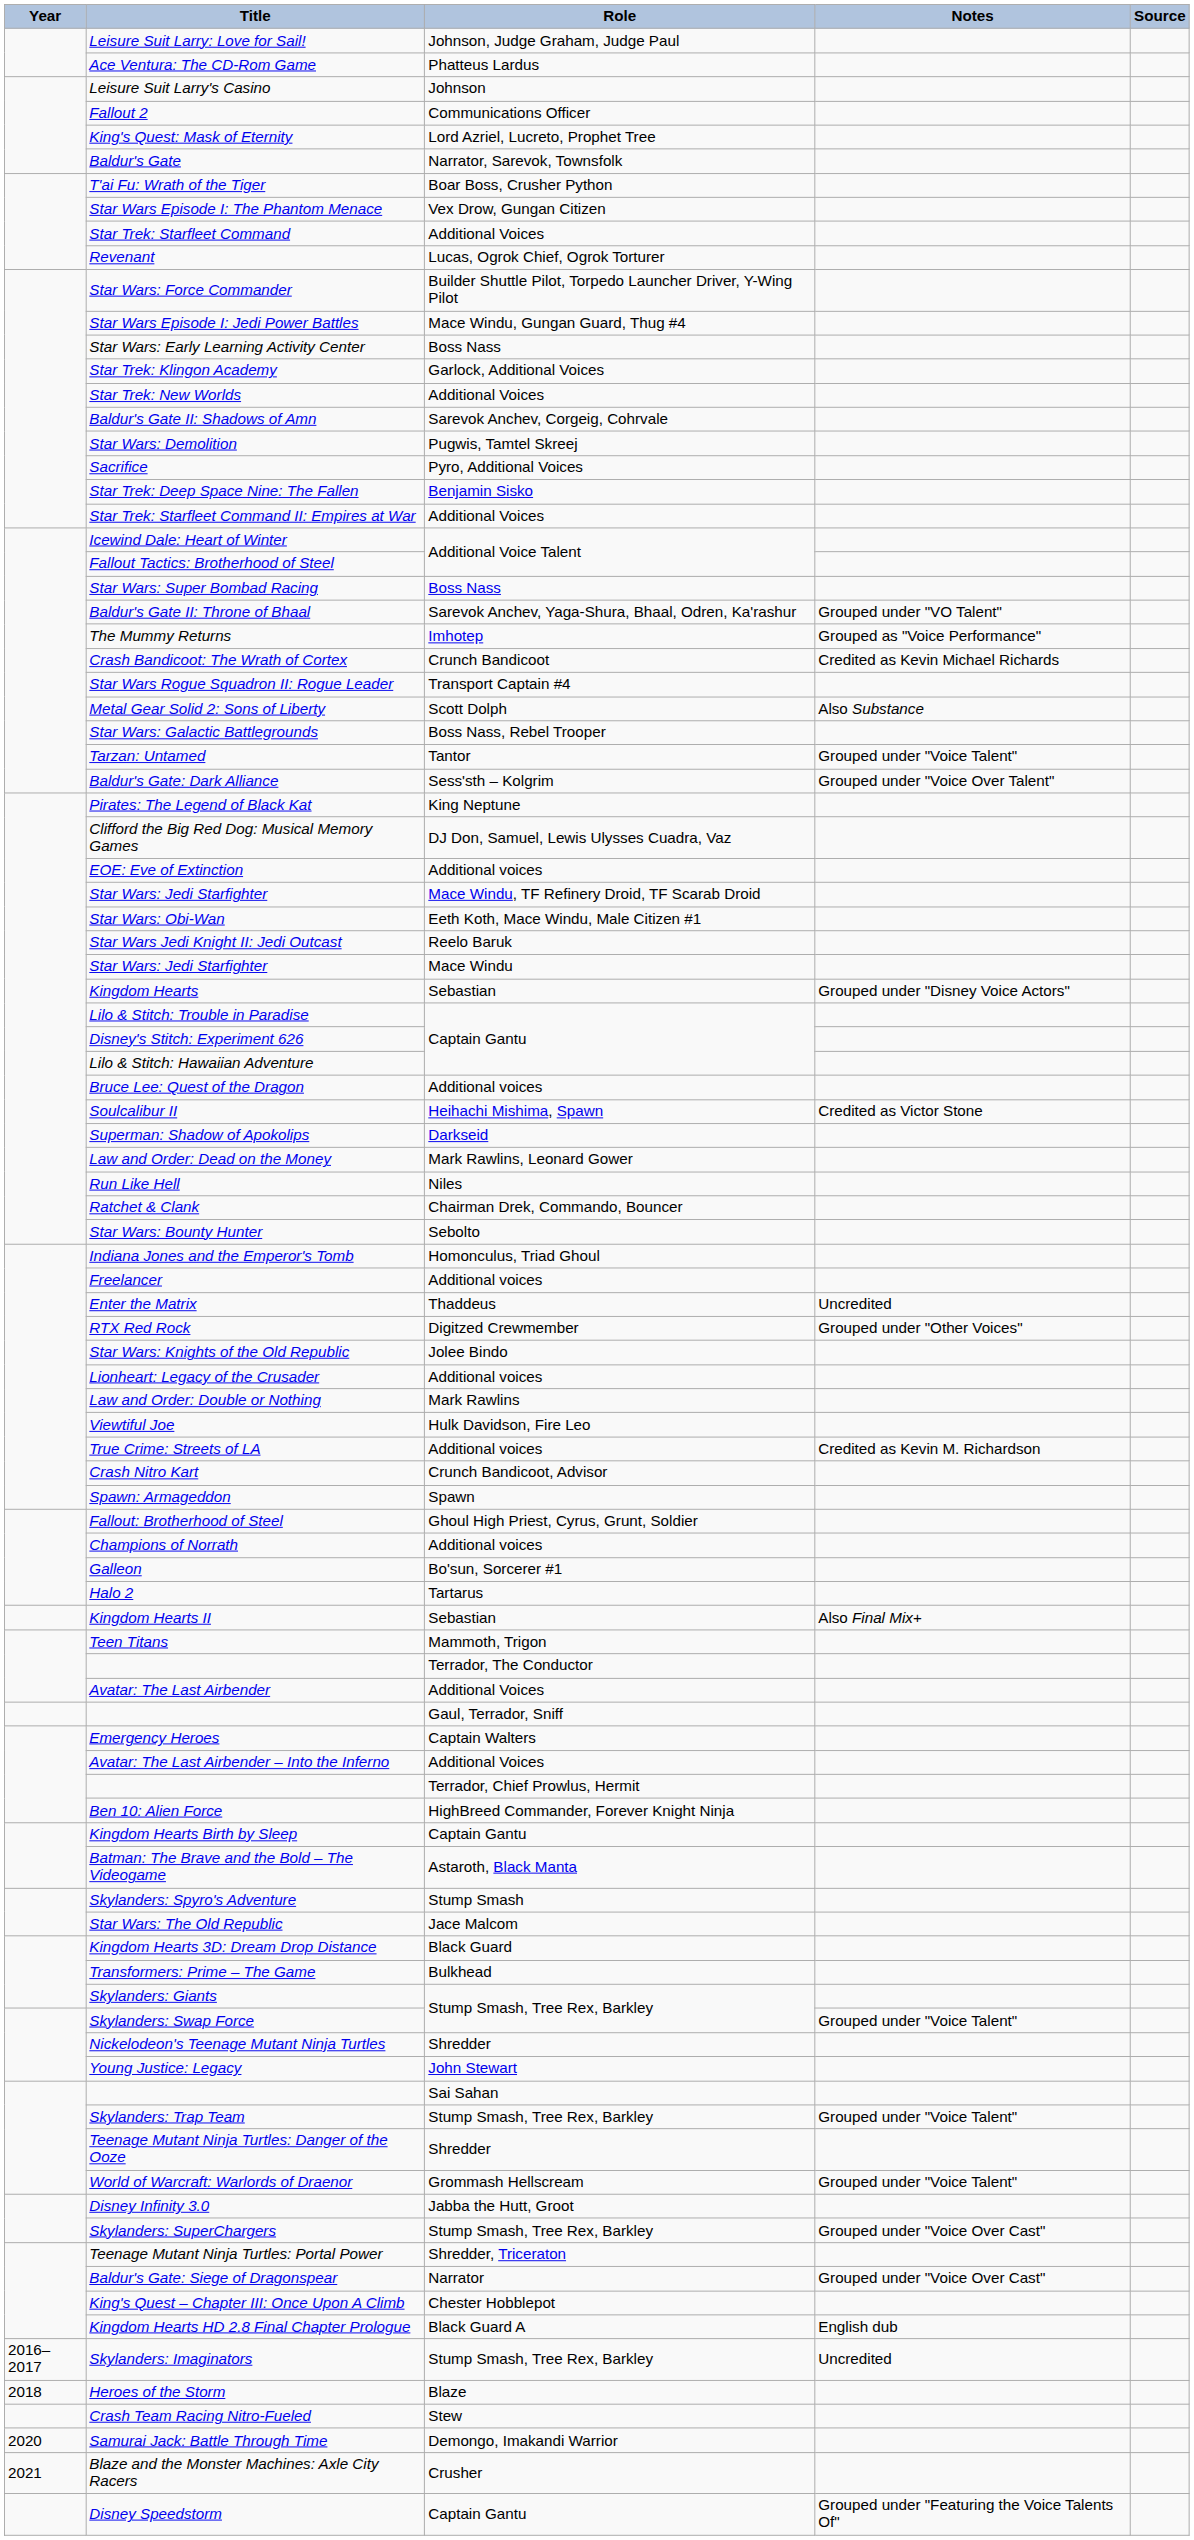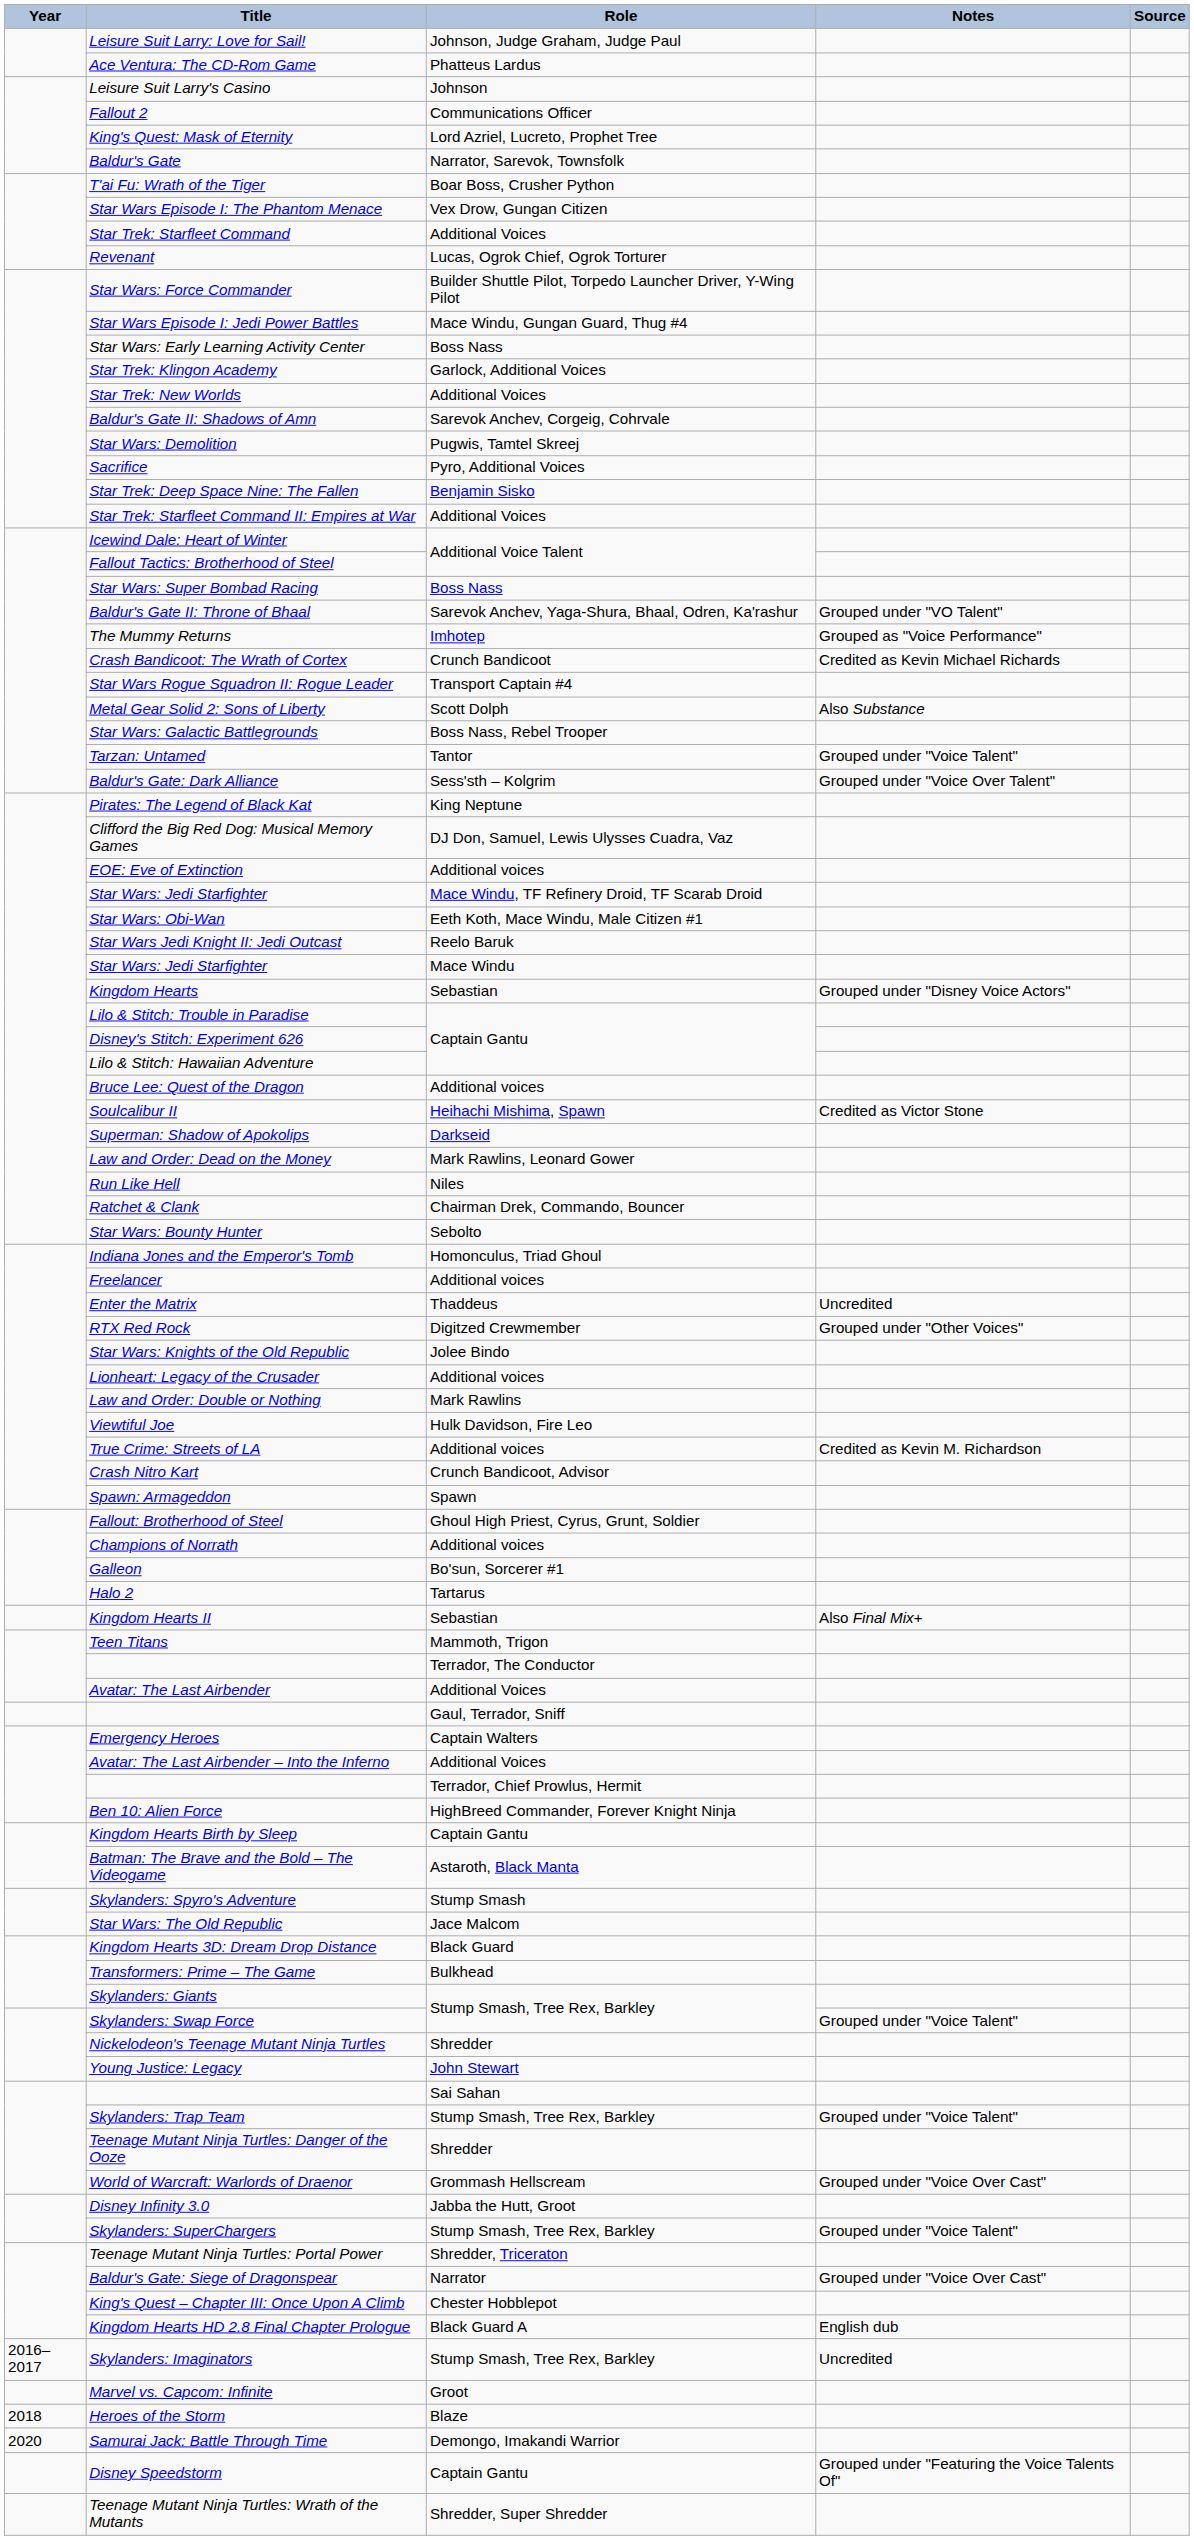(918, 2182) Grouped under "Voice Talent" -> (933, 2182) Grouped under "Voice Over Cast"
(932, 2230) Grouped under "Voice Over Cast" -> (918, 2230) Grouped under "Voice Talent"
+ row: (181, 2392)
- row: (200, 2416)
- row: (234, 2473)
+ row: (234, 2514)
